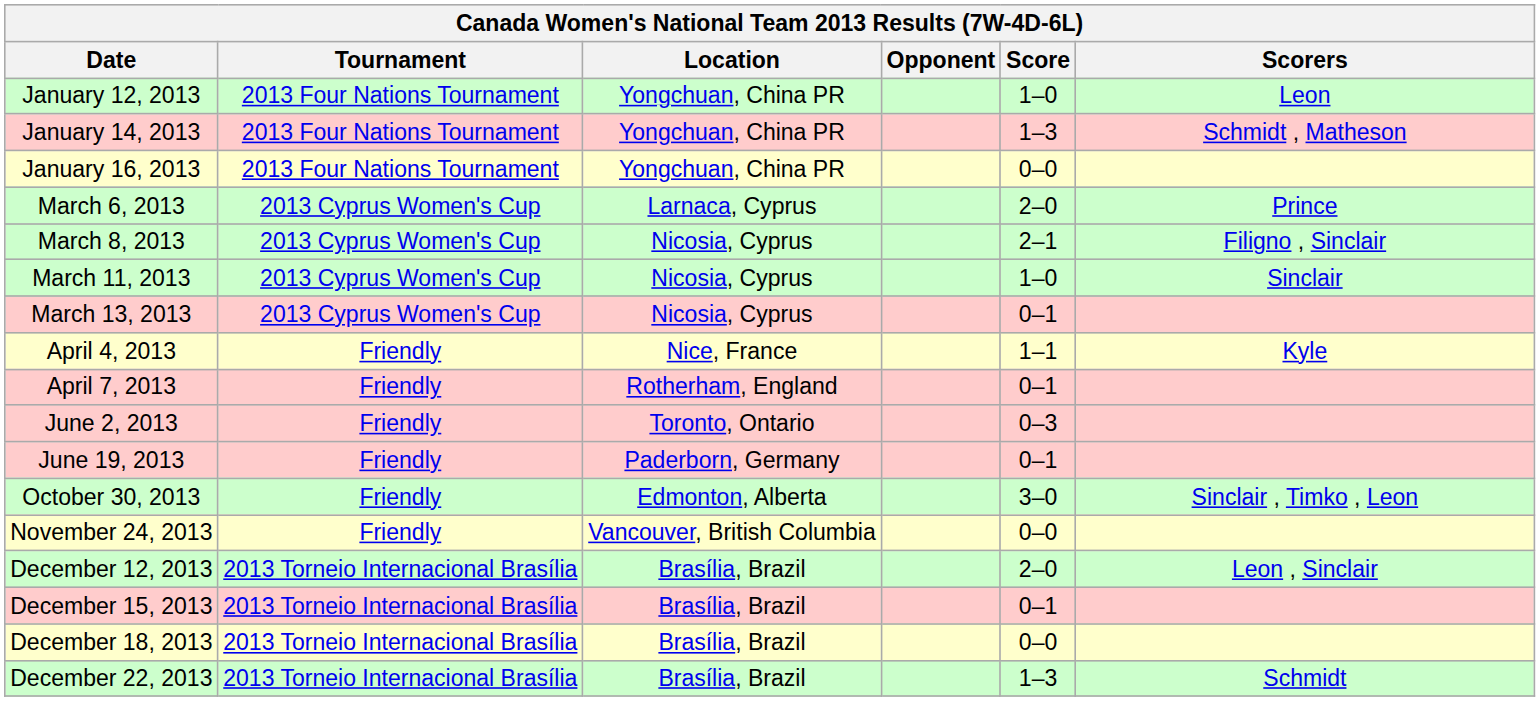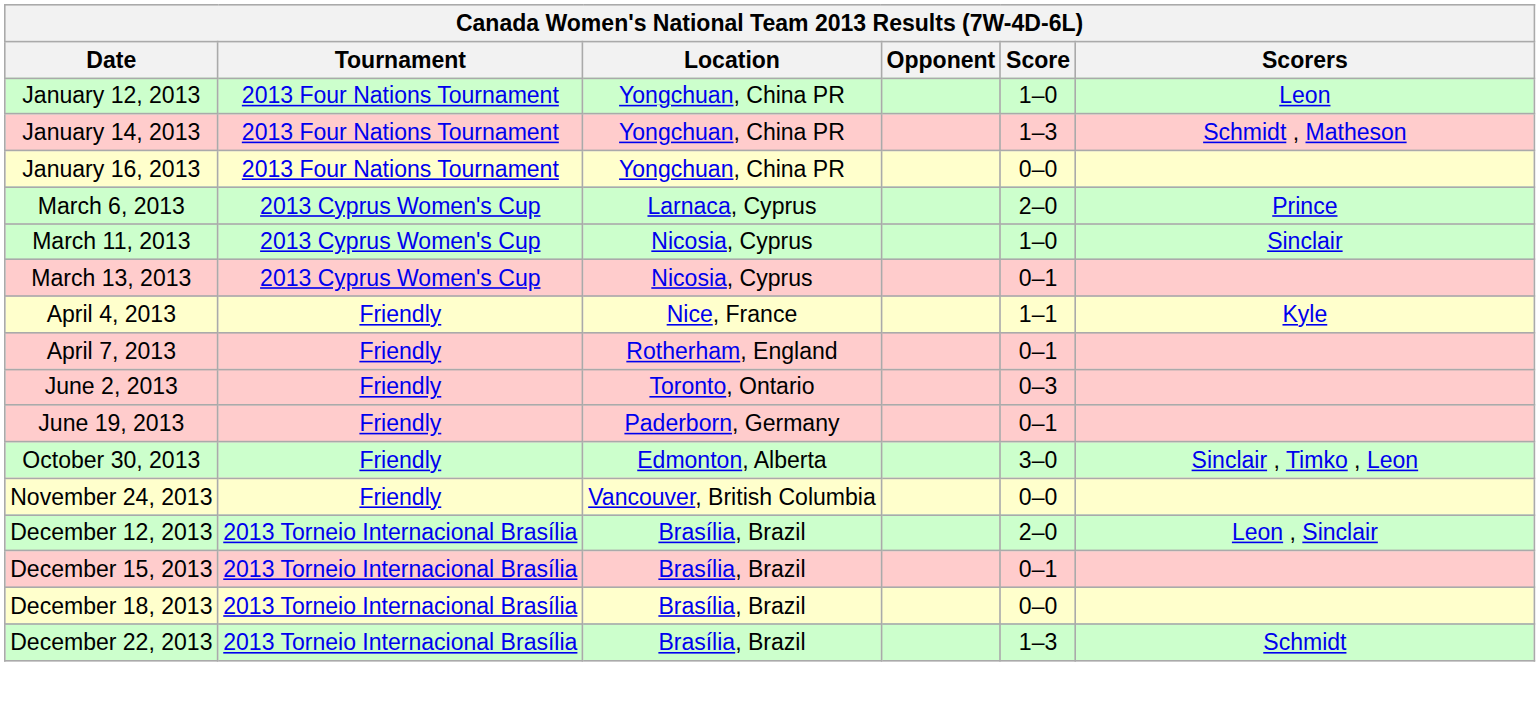- row: (111, 242)
